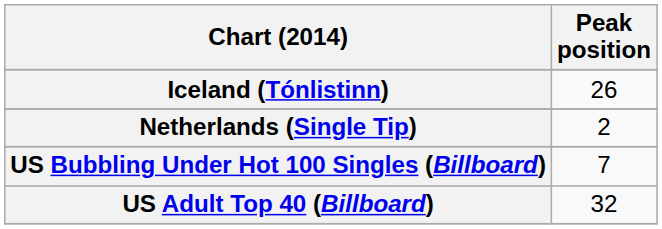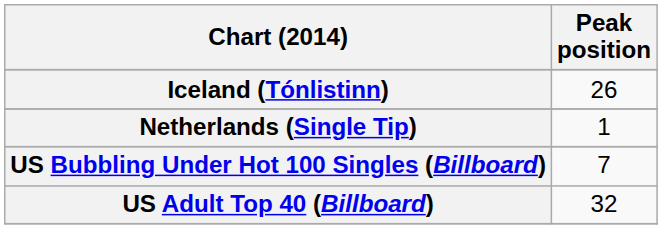(604, 127) 2 -> (604, 127) 1
